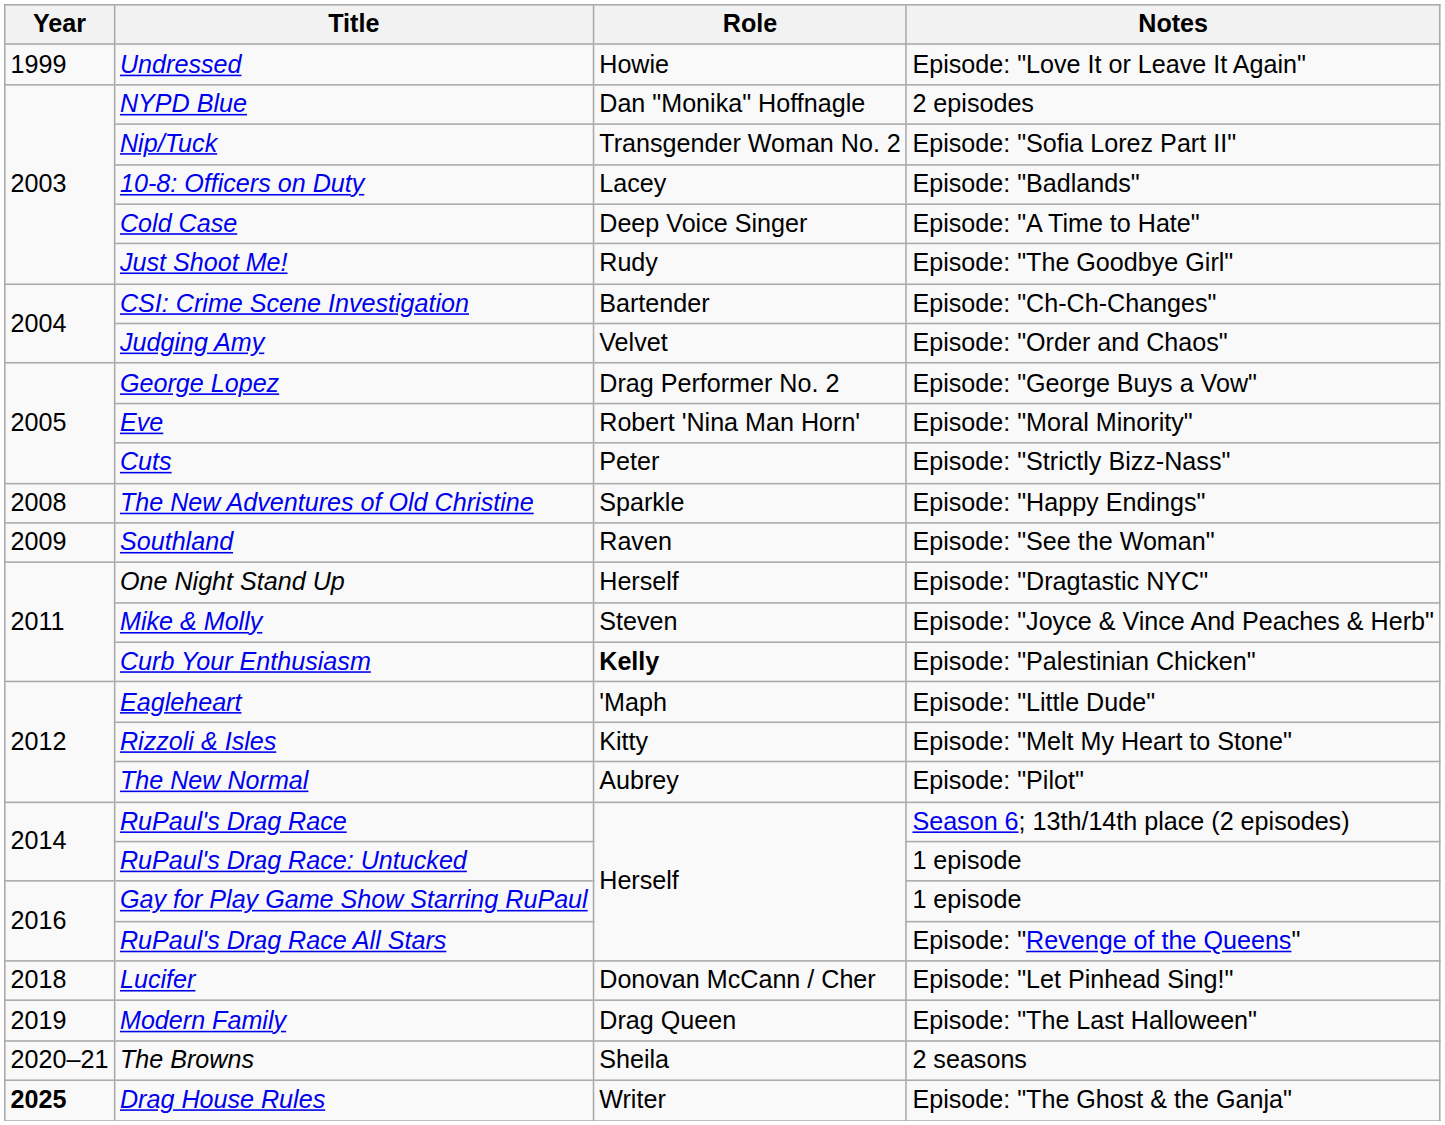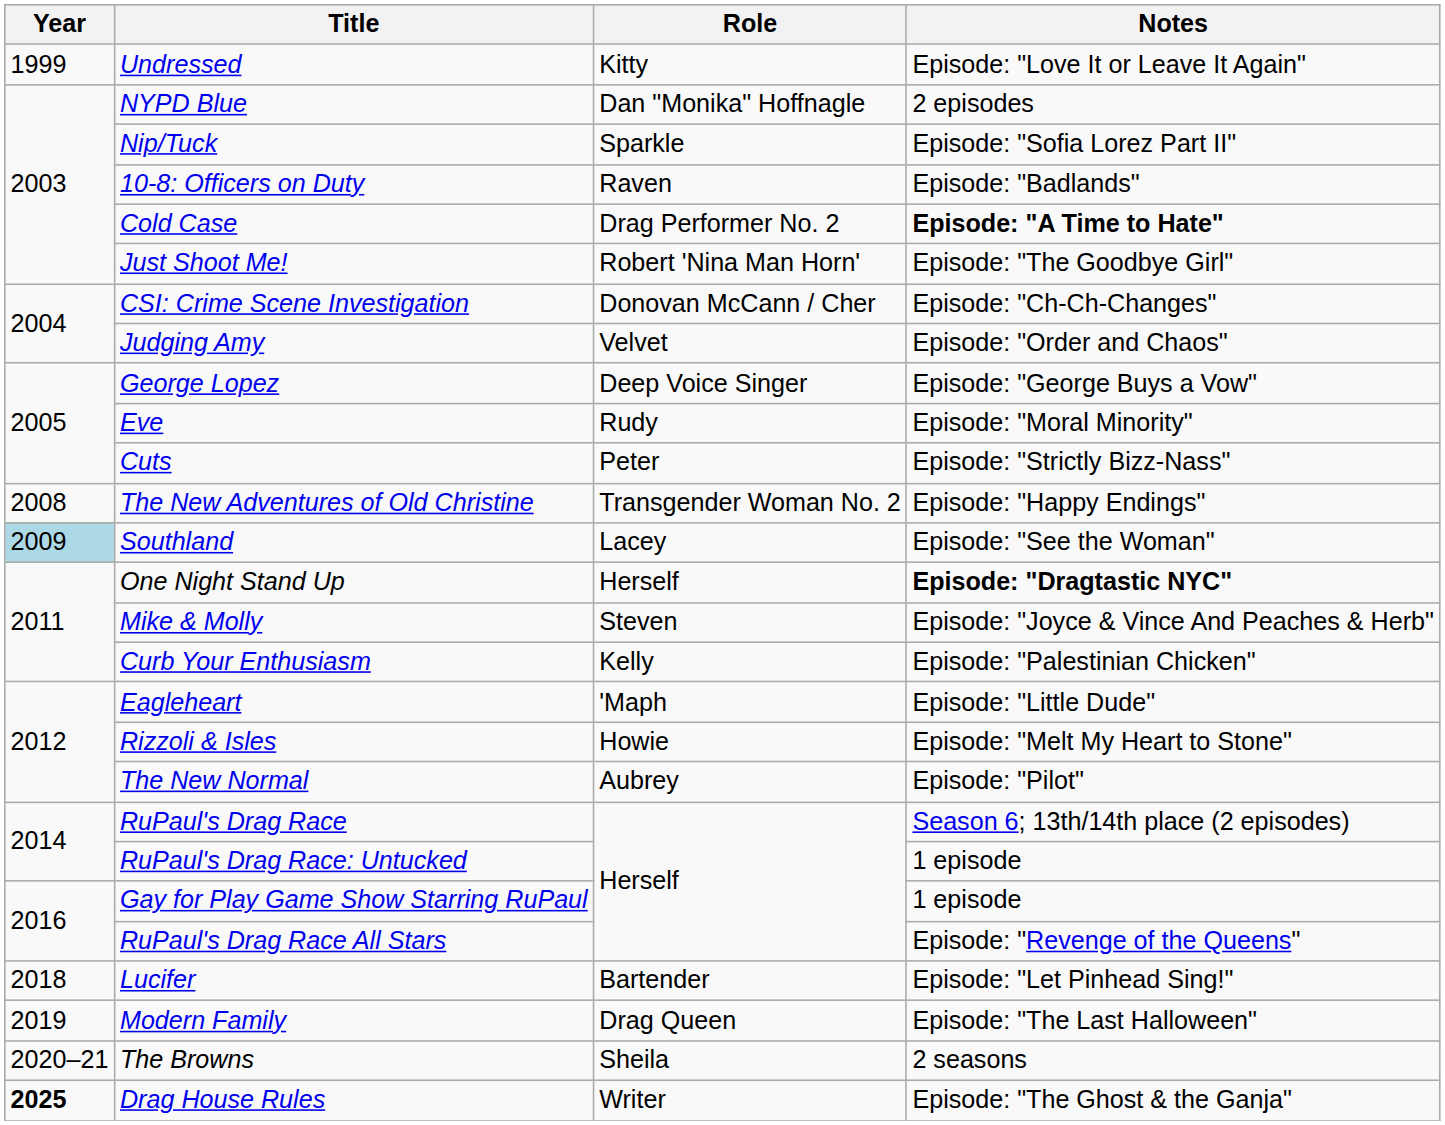(634, 64) Howie -> (624, 64) Kitty
(750, 143) Transgender Woman No. 2 -> (642, 143) Sparkle
(633, 183) Lacey -> (636, 183) Raven
(703, 223) Deep Voice Singer -> (719, 223) Drag Performer No. 2
(1056, 223) normal -> (1068, 223) bold
(629, 263) Rudy -> (730, 263) Robert 'Nina Man Horn'
(654, 303) Bartender -> (737, 303) Donovan McCann / Cher
(719, 382) Drag Performer No. 2 -> (703, 382) Deep Voice Singer
(730, 422) Robert 'Nina Man Horn' -> (629, 422) Rudy
(642, 502) Sparkle -> (750, 502) Transgender Woman No. 2
(39, 542) no background -> (39, 542) lightblue background
(636, 542) Raven -> (633, 542) Lacey
(1060, 582) normal -> (1072, 582) bold
(629, 661) bold -> (626, 661) normal
(624, 741) Kitty -> (634, 741) Howie
(737, 980) Donovan McCann / Cher -> (654, 980) Bartender
